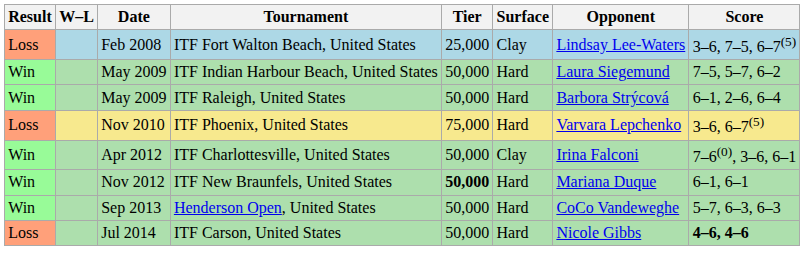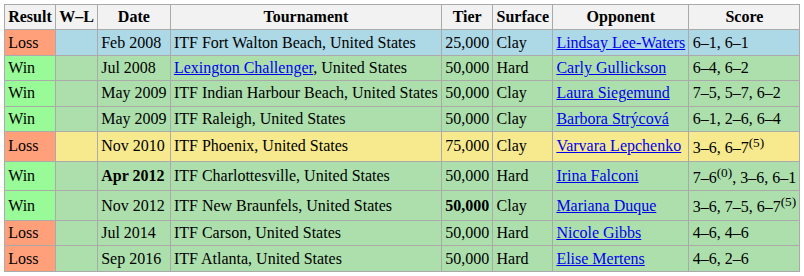(744, 44) 3–6, 7–5, 6–7(5) -> (721, 42) 6–1, 6–1
+ row: (290, 67)
(513, 72) Hard -> (512, 93) Clay
(513, 97) Hard -> (512, 118) Clay
(513, 125) Hard -> (512, 146) Clay
(132, 154) normal -> (133, 175) bold
(512, 154) Clay -> (513, 175) Hard
(513, 182) Hard -> (512, 205) Clay
(721, 182) 6–1, 6–1 -> (744, 205) 3–6, 7–5, 6–7(5)
- row: (275, 207)
(721, 233) bold -> (721, 233) normal
+ row: (258, 258)
